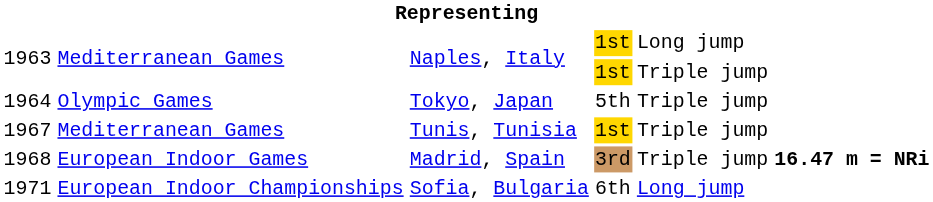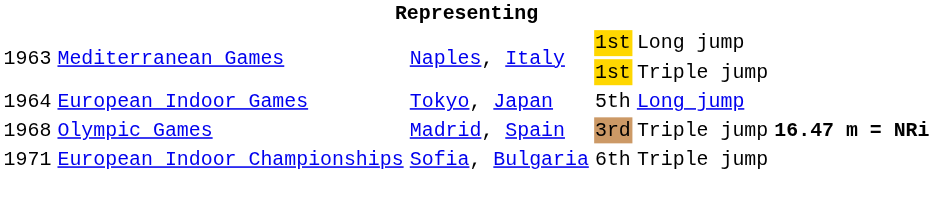(135, 101) Olympic Games -> (183, 101) European Indoor Games
(703, 101) Triple jump -> (691, 101) Long jump
- row: (27, 130)
(183, 159) European Indoor Games -> (135, 130) Olympic Games
(691, 188) Long jump -> (703, 159) Triple jump
